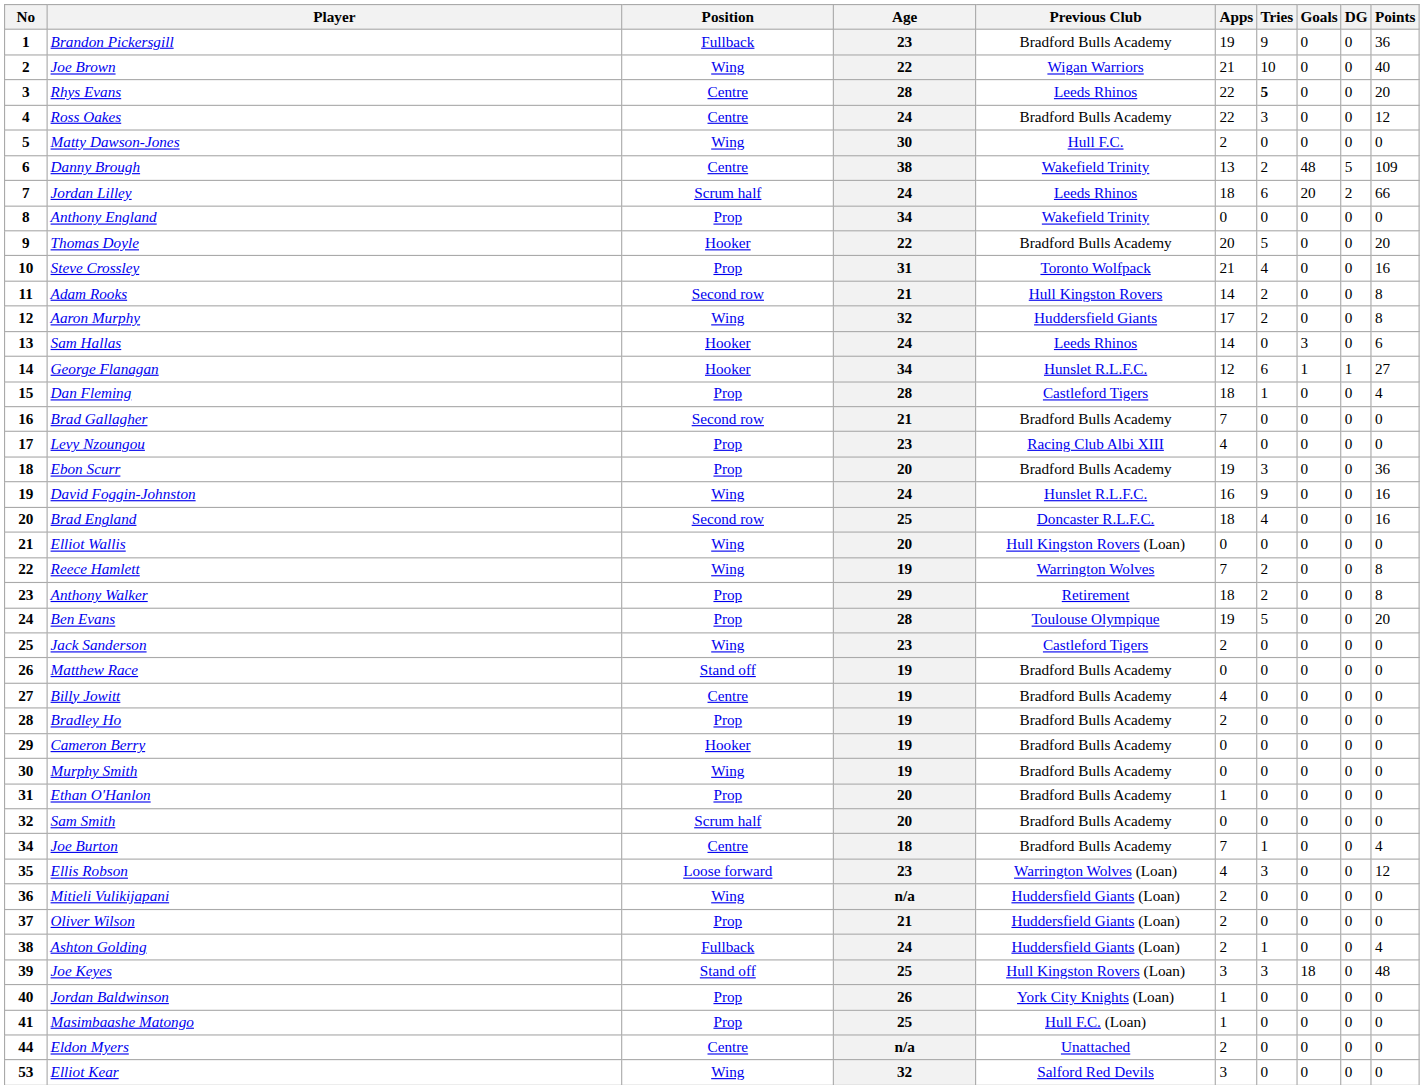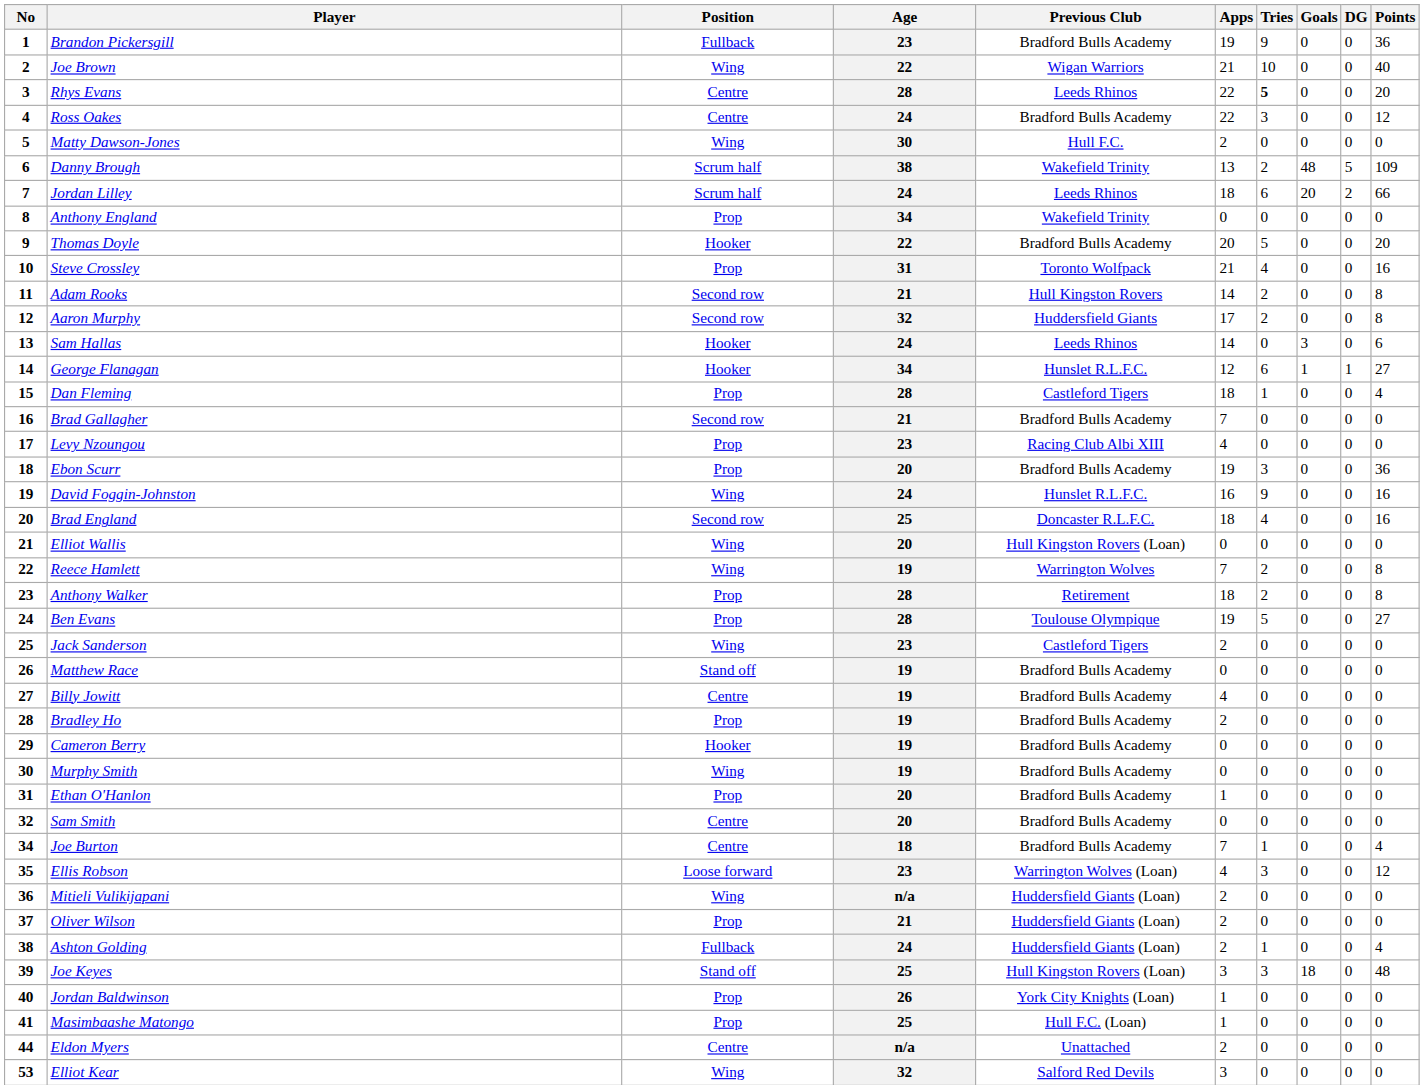(728, 167) Centre -> (728, 167) Scrum half
(728, 318) Wing -> (728, 318) Second row
(905, 594) 29 -> (905, 594) 28
(1383, 619) 20 -> (1383, 619) 27
(728, 820) Scrum half -> (728, 820) Centre
